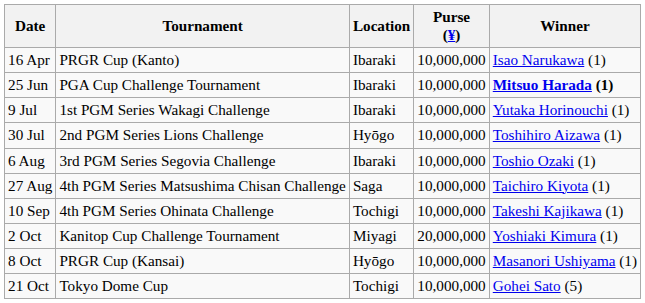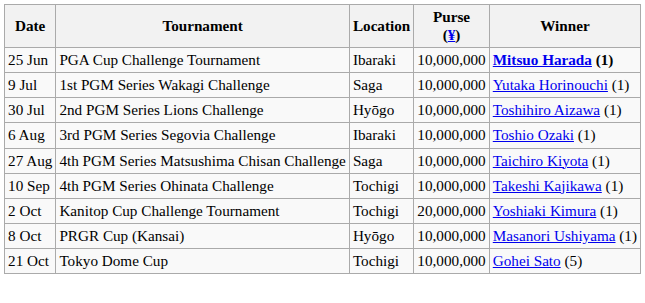- row: (29, 60)
(374, 110) Ibaraki -> (368, 85) Saga
(375, 235) Miyagi -> (376, 210) Tochigi
